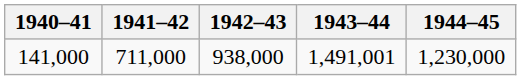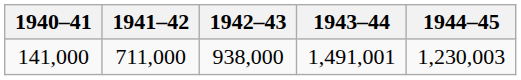(461, 56) 1,230,000 -> (461, 56) 1,230,003
